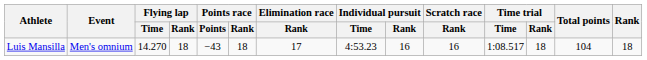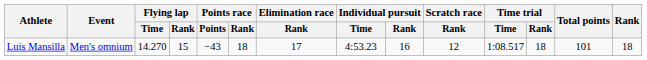(183, 47) 18 -> (183, 47) 15
(454, 47) 16 -> (454, 47) 12
(583, 47) 104 -> (583, 47) 101
